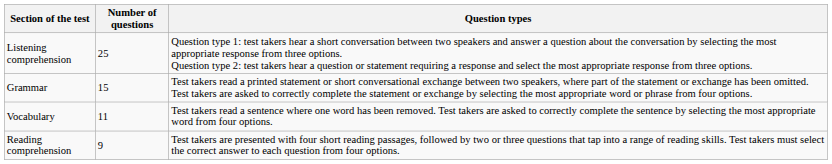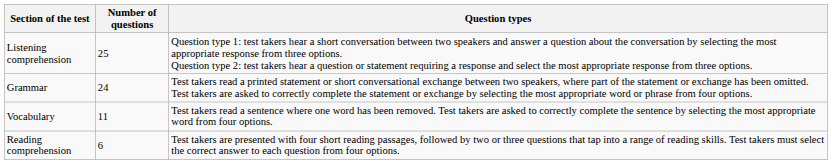(103, 87) 15 -> (103, 87) 24
(101, 145) 9 -> (101, 145) 6
